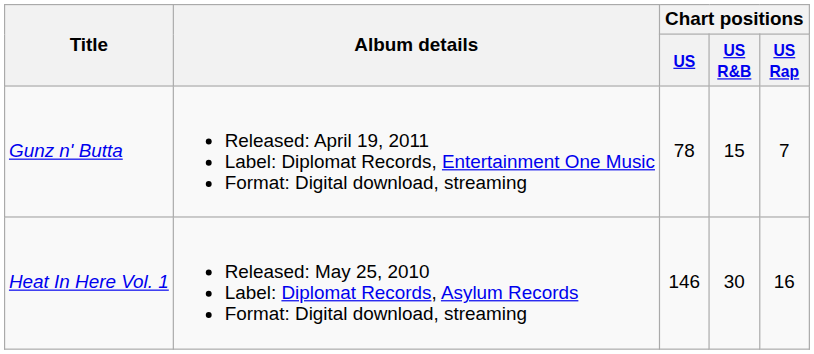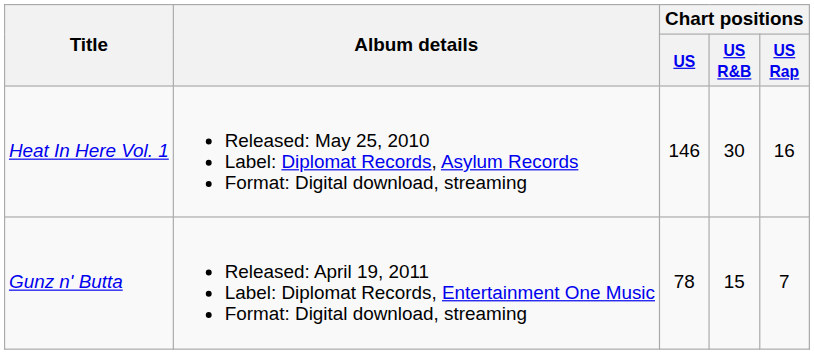rows swapped: (89, 282) <-> (66, 151)
